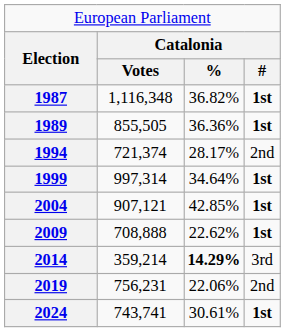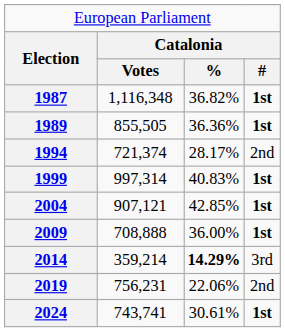(214, 179) 34.64% -> (214, 179) 40.83%
(214, 233) 22.62% -> (214, 233) 36.00%
